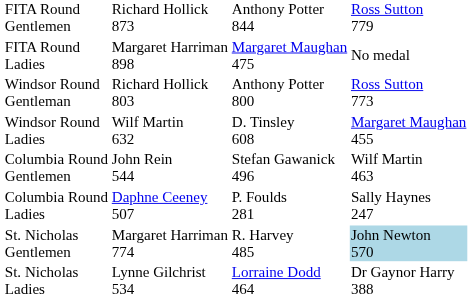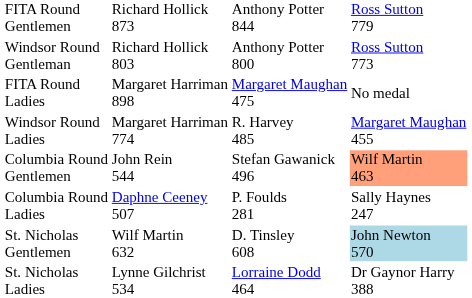rows swapped: (42, 55) <-> (52, 92)
(148, 130) Wilf Martin 632 -> (170, 130) Margaret Harriman 774
(263, 130) D. Tinsley 608 -> (263, 130) R. Harvey 485
(387, 168) no background -> (387, 168) lightsalmon background
(170, 243) Margaret Harriman 774 -> (148, 243) Wilf Martin 632
(263, 243) R. Harvey 485 -> (263, 243) D. Tinsley 608
